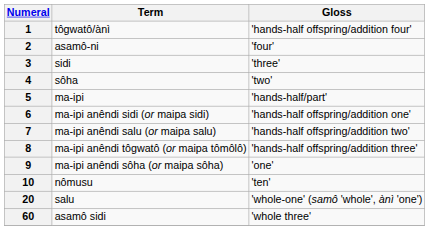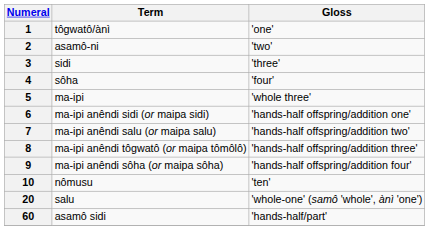(331, 30) 'hands-half offspring/addition four' -> (262, 30) 'one'
(263, 47) 'four' -> (262, 47) 'two'
(262, 81) 'two' -> (263, 81) 'four'
(289, 98) 'hands-half/part' -> (281, 98) 'whole three'
(262, 166) 'one' -> (331, 166) 'hands-half offspring/addition four'
(281, 217) 'whole three' -> (289, 217) 'hands-half/part'
